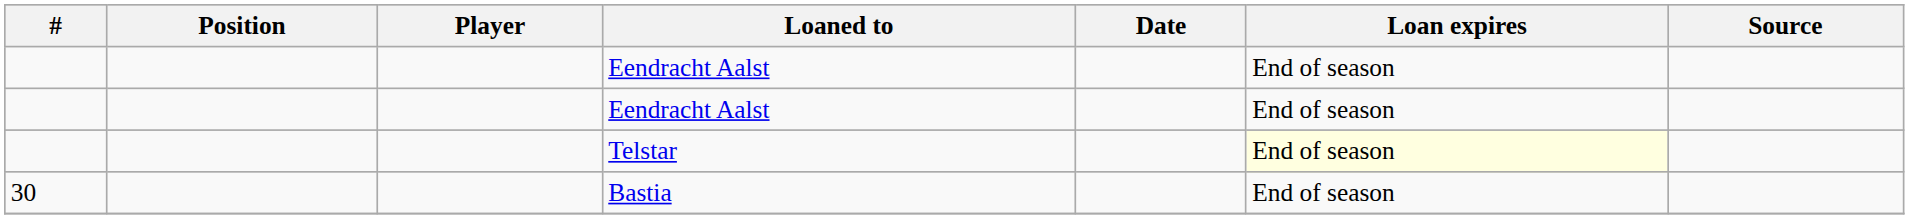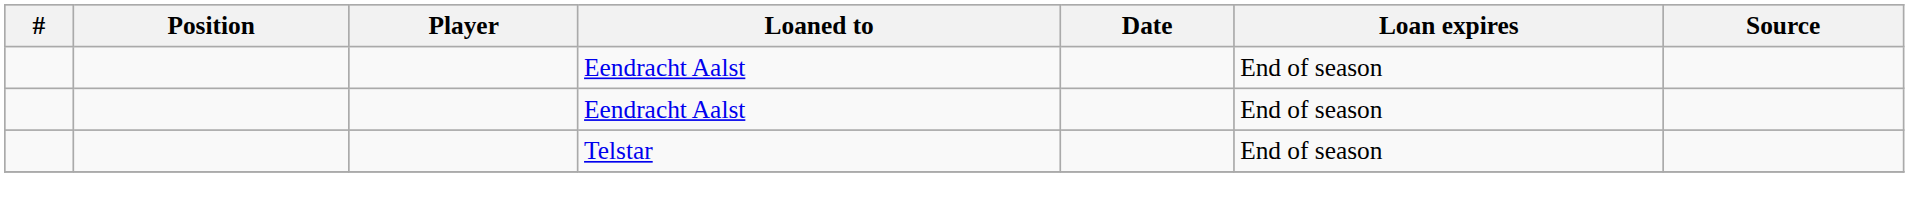(1323, 151) lightyellow background -> (1311, 151) no background
- row: (23, 193)
